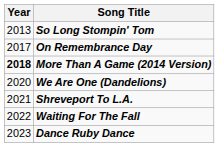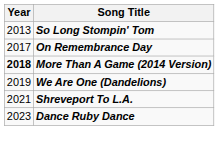(19, 82) 2020 -> (19, 82) 2019
- row: (88, 116)
